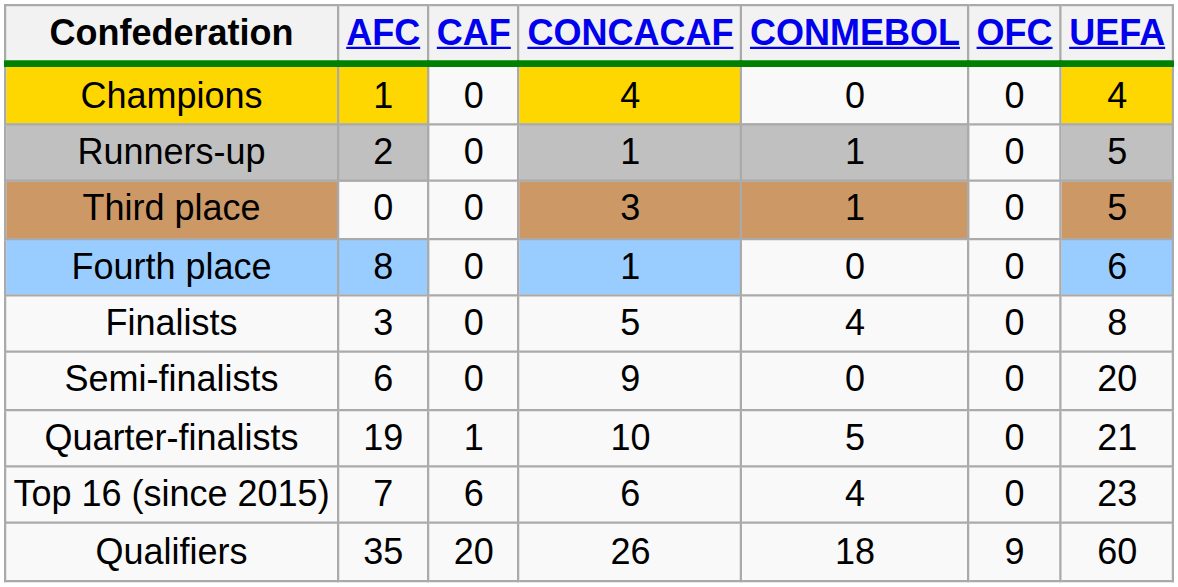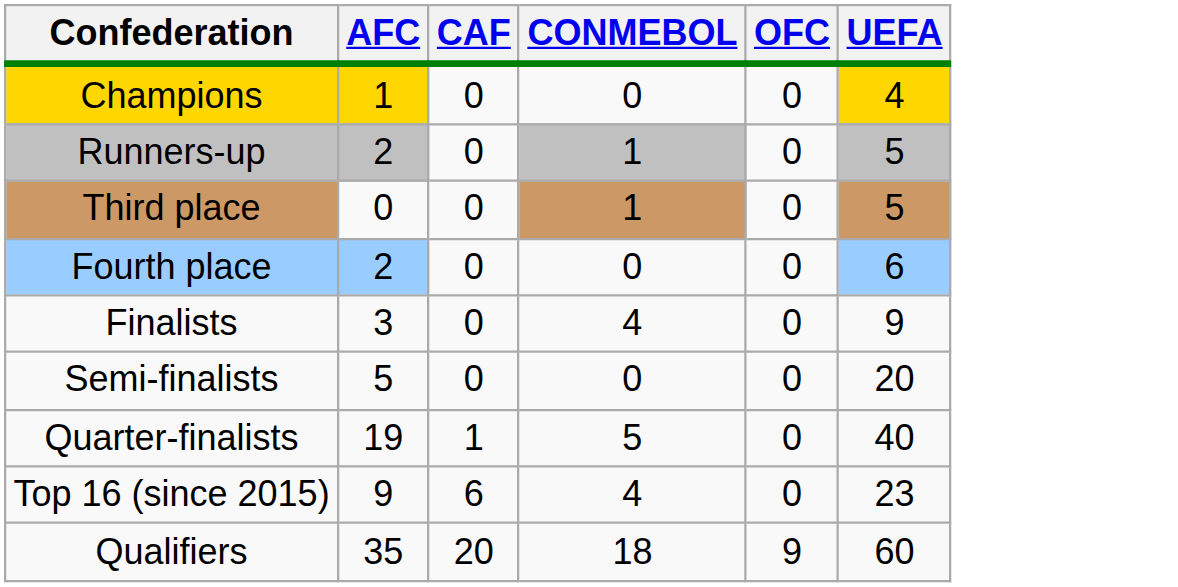- column: (630, 33)
(383, 265) 8 -> (383, 265) 2
(1117, 323) 8 -> (895, 323) 9
(383, 380) 6 -> (383, 380) 5
(1117, 437) 21 -> (895, 437) 40
(383, 494) 7 -> (383, 494) 9
